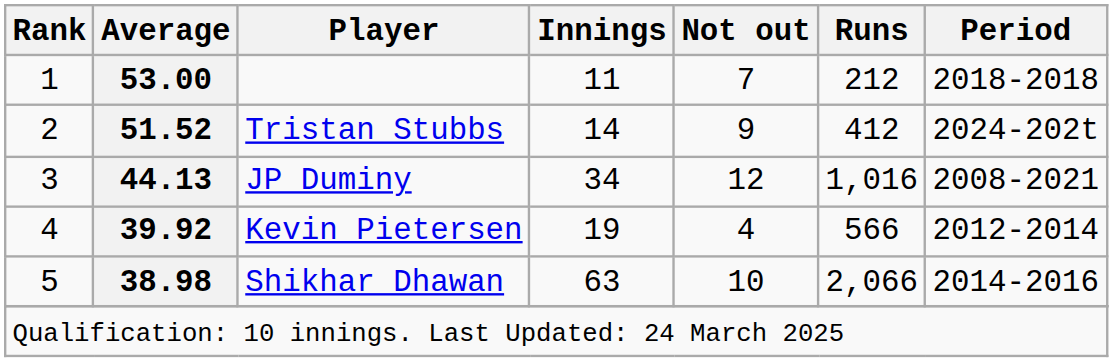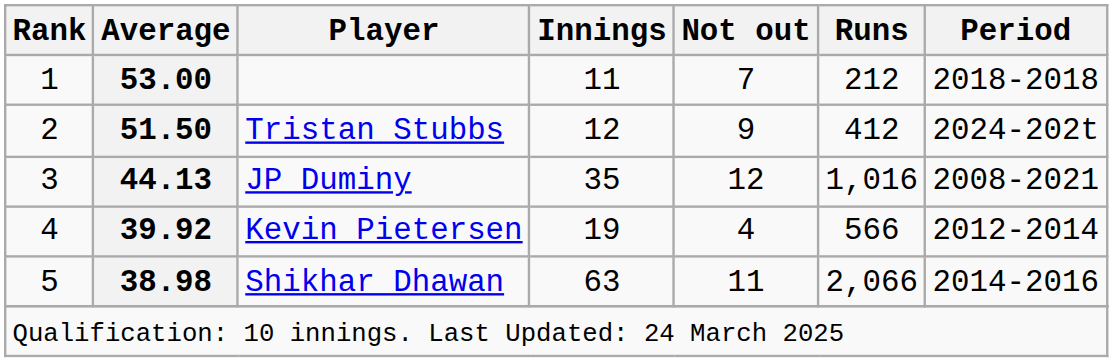(166, 131) 51.52 -> (166, 131) 51.50
(602, 131) 14 -> (602, 131) 12
(602, 181) 34 -> (602, 181) 35
(746, 281) 10 -> (746, 281) 11
